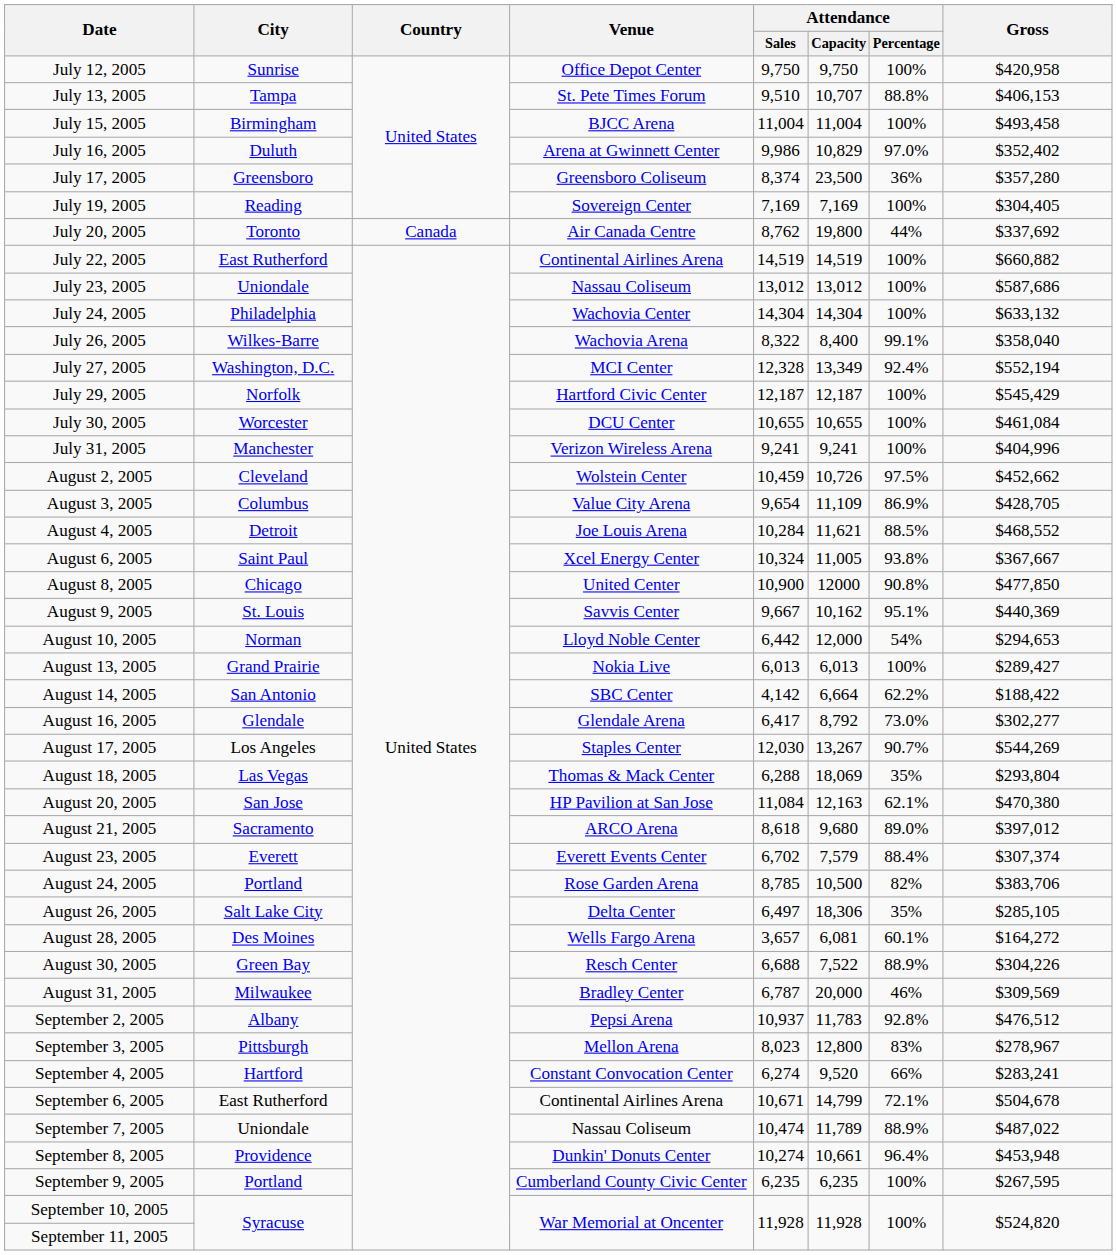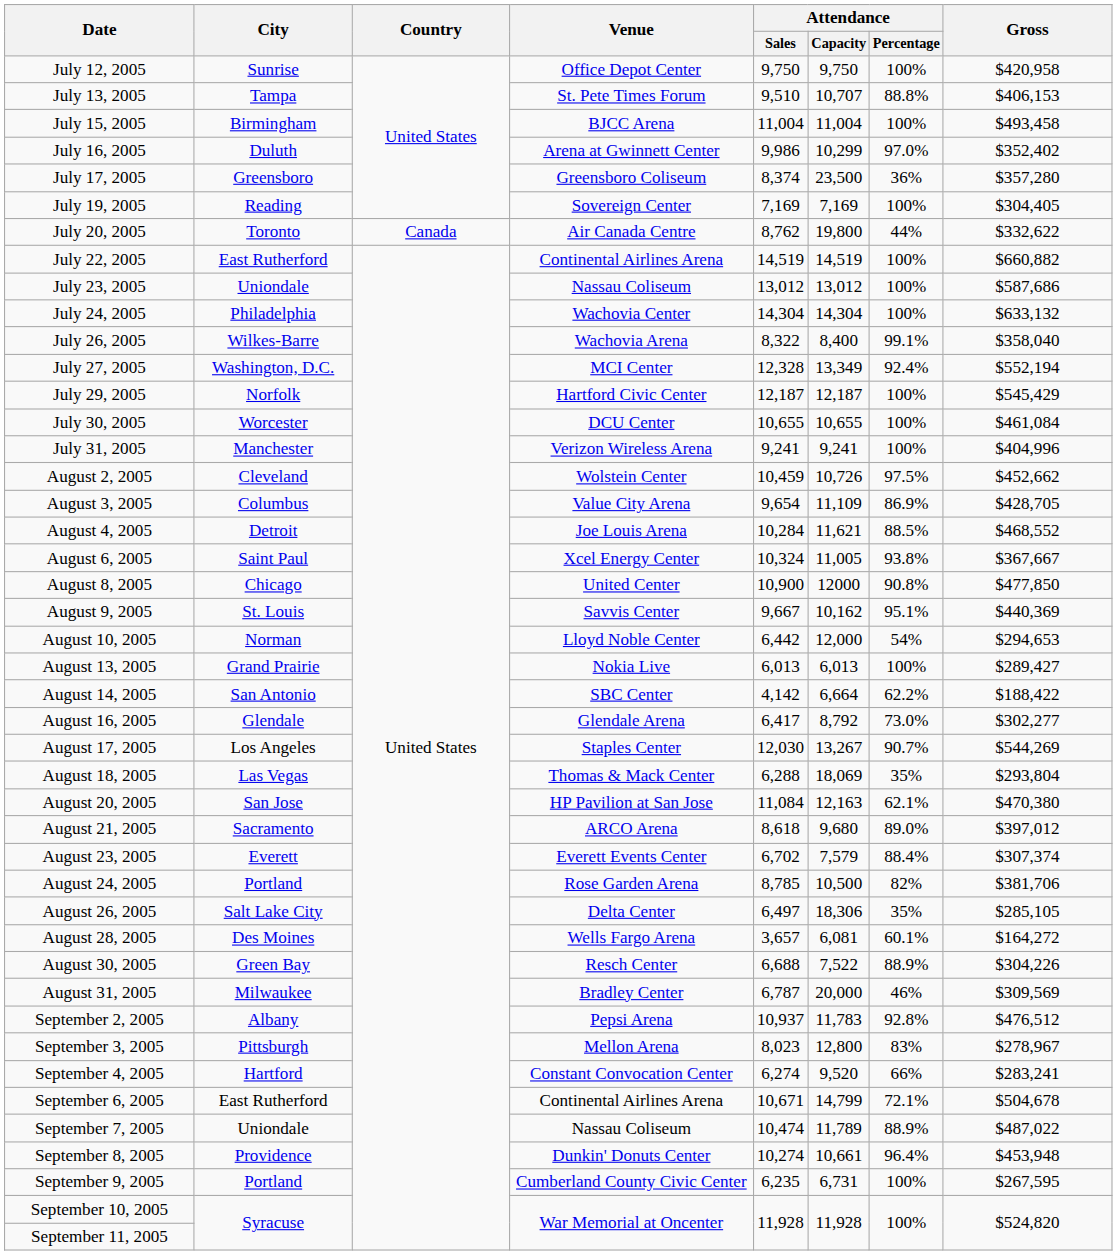(839, 150) 10,829 -> (839, 150) 10,299
(1027, 232) $337,692 -> (1027, 232) $332,622
(1027, 883) $383,706 -> (1027, 883) $381,706
(839, 1182) 6,235 -> (839, 1182) 6,731
